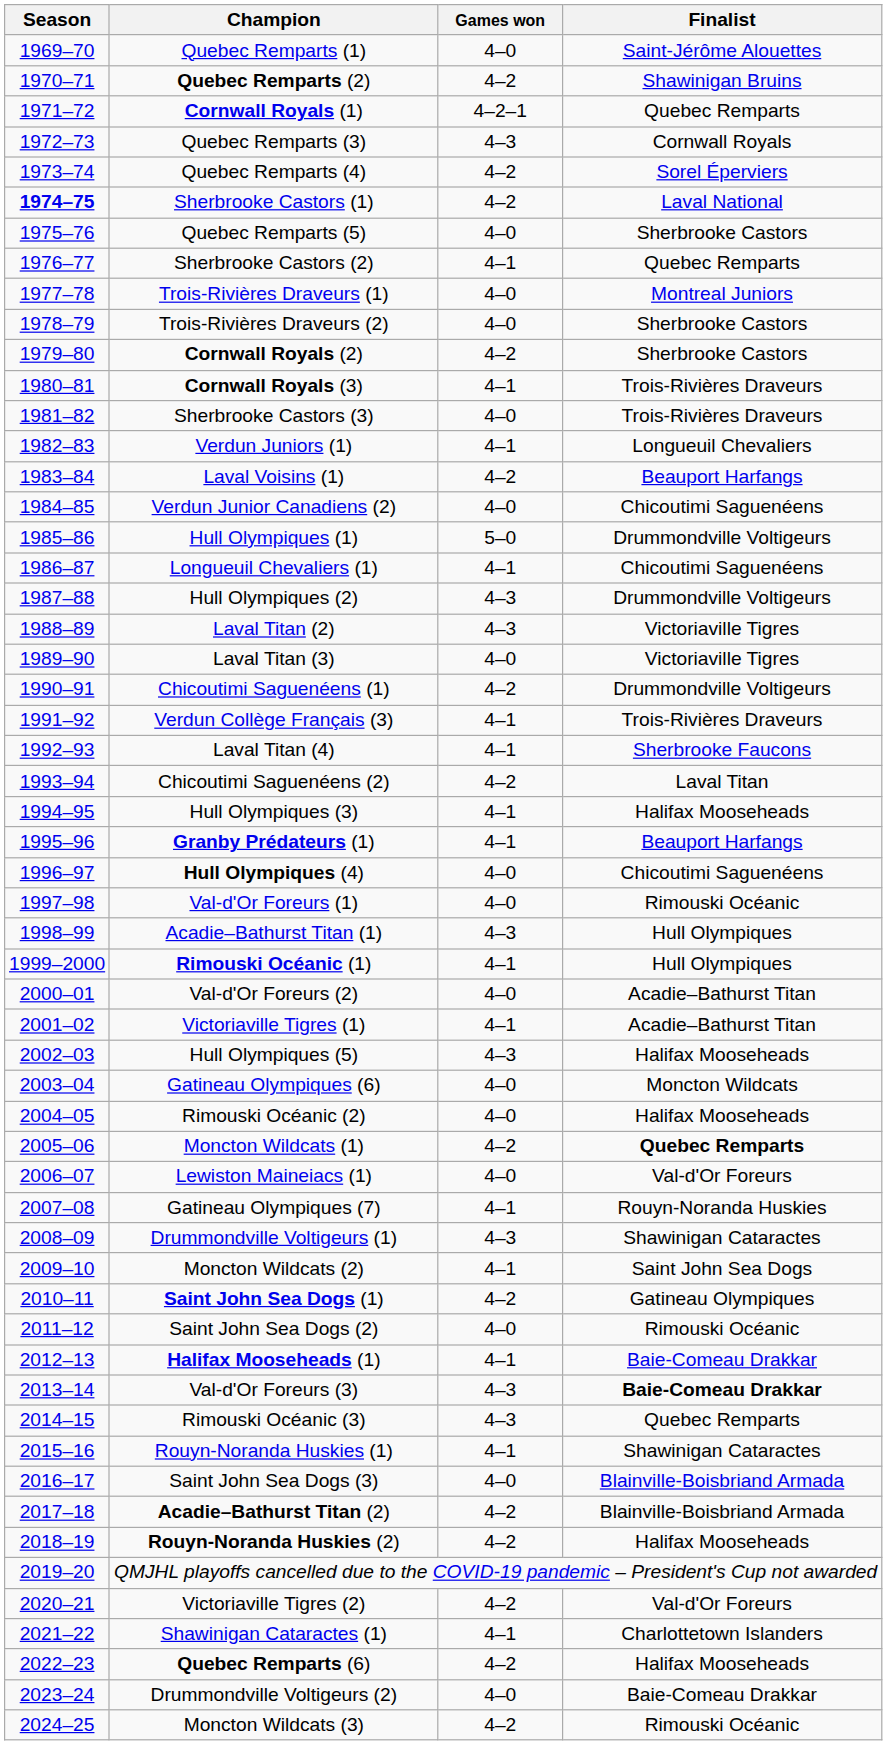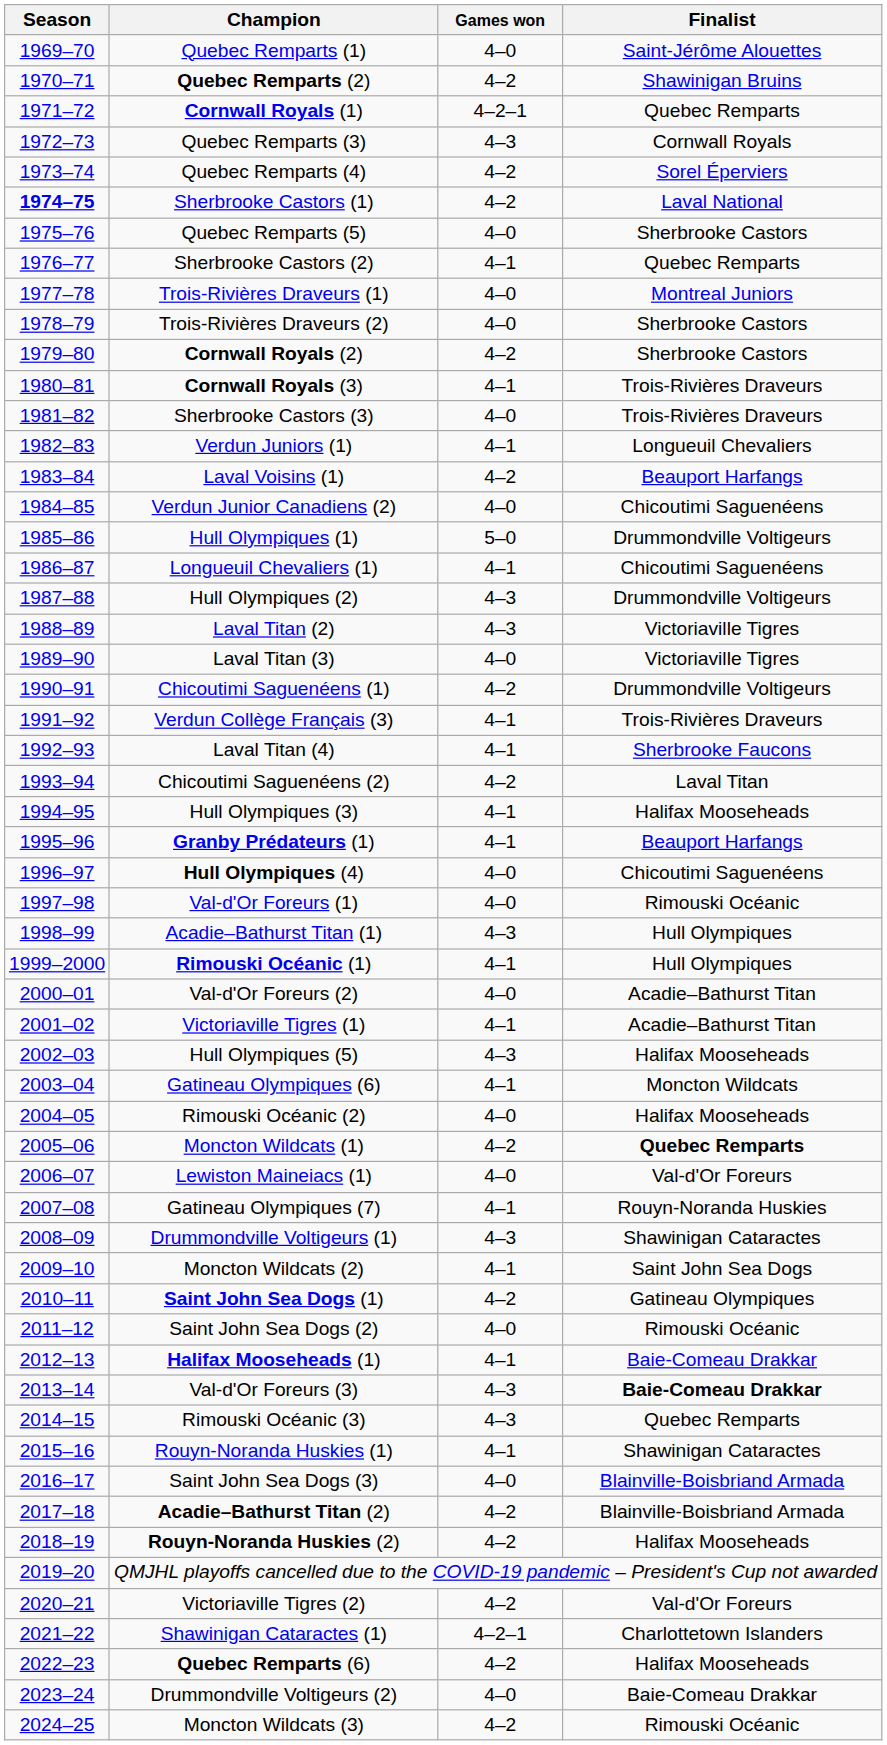(500, 1085) 4–0 -> (500, 1085) 4–1
(500, 1633) 4–1 -> (500, 1633) 4–2–1
